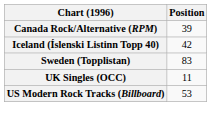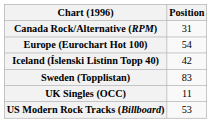(187, 28) 39 -> (187, 28) 31
+ row: (86, 45)
